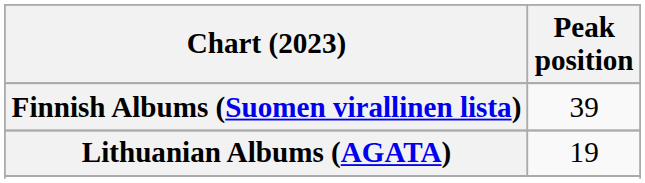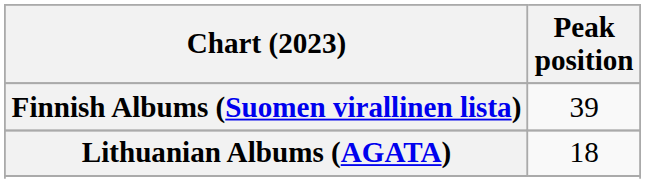(584, 152) 19 -> (584, 152) 18
